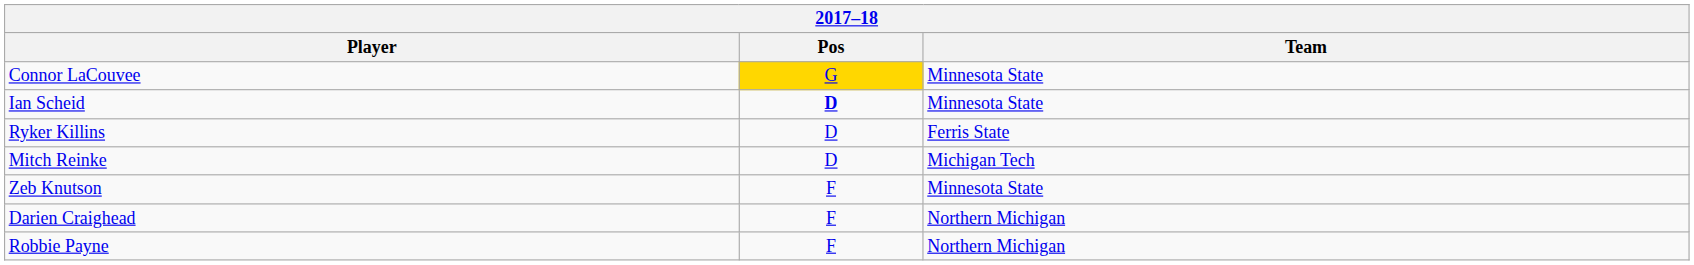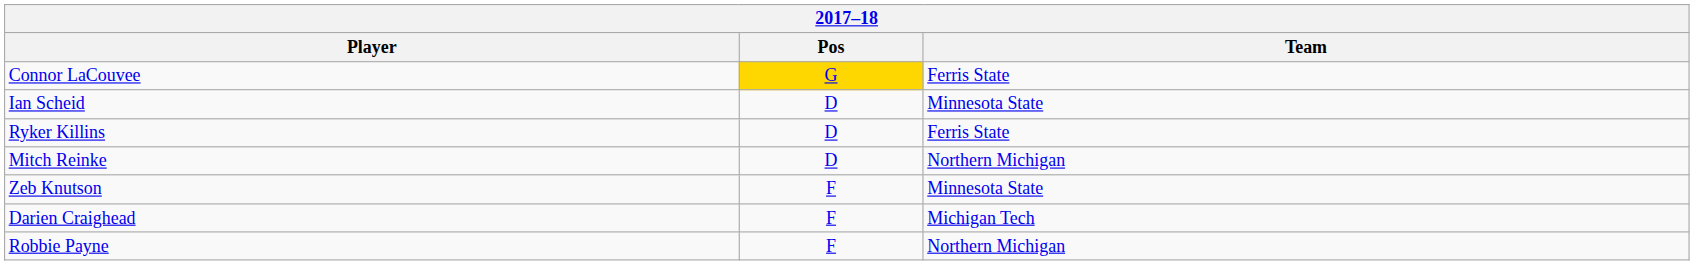(985, 75) Minnesota State -> (968, 75) Ferris State
(831, 103) bold -> (831, 103) normal
(981, 160) Michigan Tech -> (996, 160) Northern Michigan
(996, 217) Northern Michigan -> (981, 217) Michigan Tech
